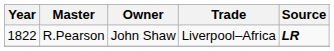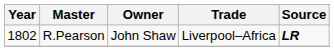(22, 35) 1822 -> (22, 35) 1802
